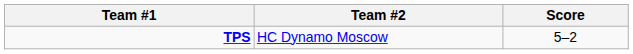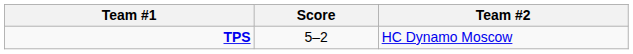columns swapped: (565, 15) <-> (378, 15)
